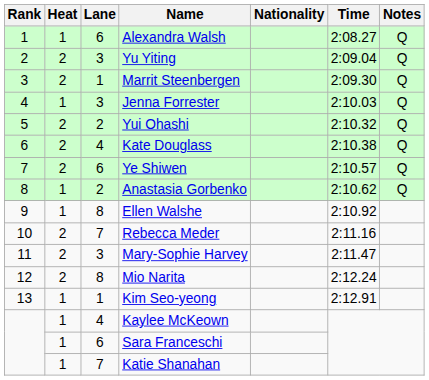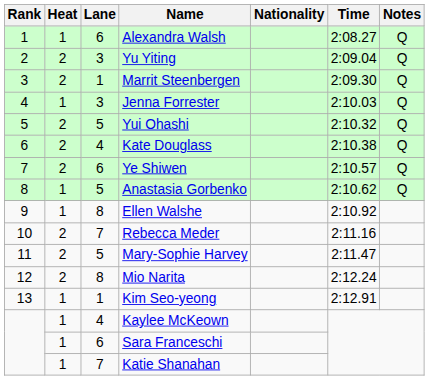(100, 124) 2 -> (100, 124) 5
(100, 189) 2 -> (100, 189) 5
(100, 255) 3 -> (100, 255) 5
